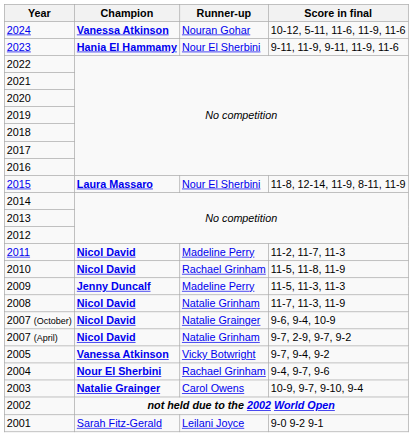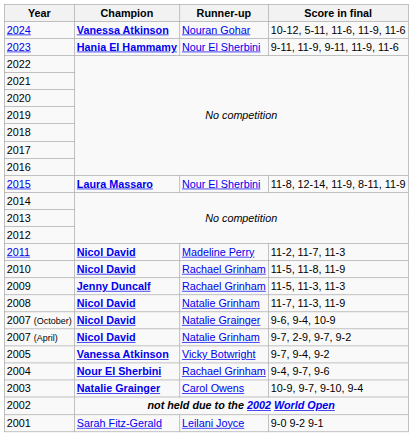(218, 286) Madeline Perry -> (224, 286) Rachael Grinham
